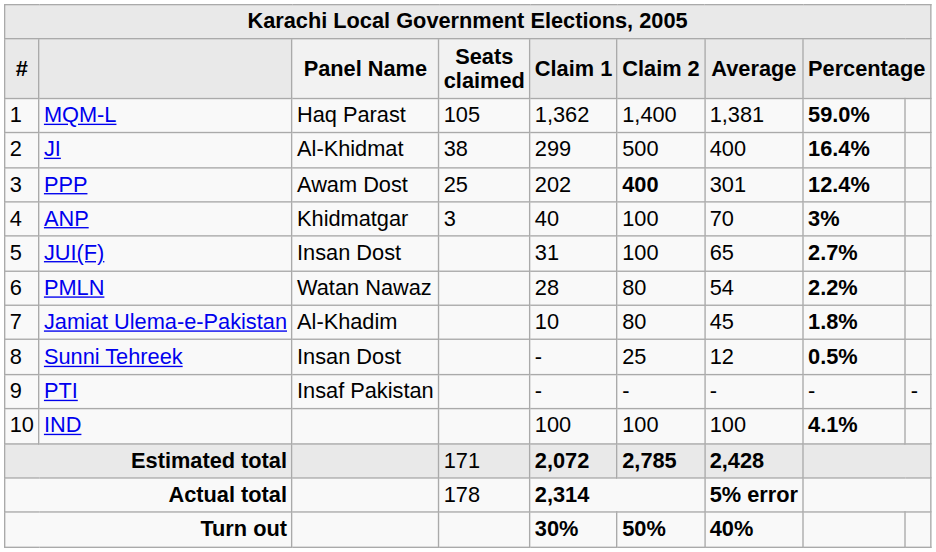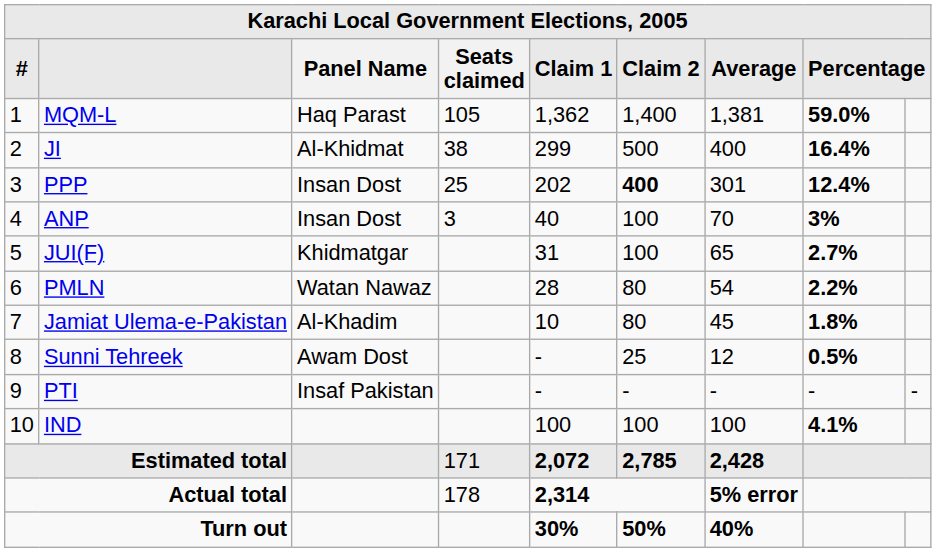(352, 184) Awam Dost -> (349, 184) Insan Dost
(353, 218) Khidmatgar -> (349, 218) Insan Dost
(349, 253) Insan Dost -> (353, 253) Khidmatgar
(349, 356) Insan Dost -> (352, 356) Awam Dost
